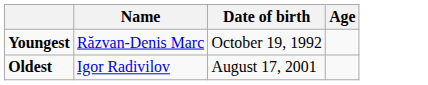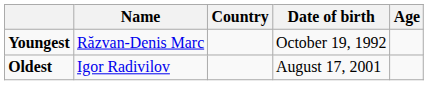+ column: (240, 17)
